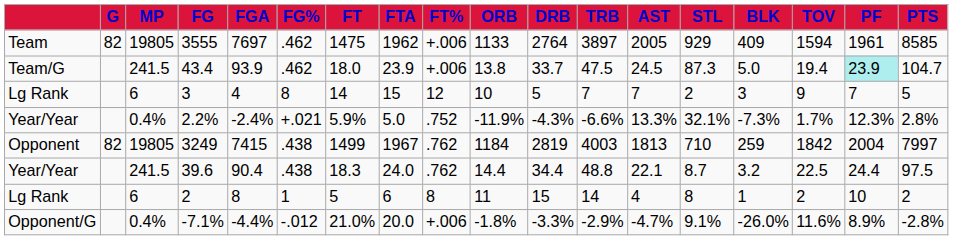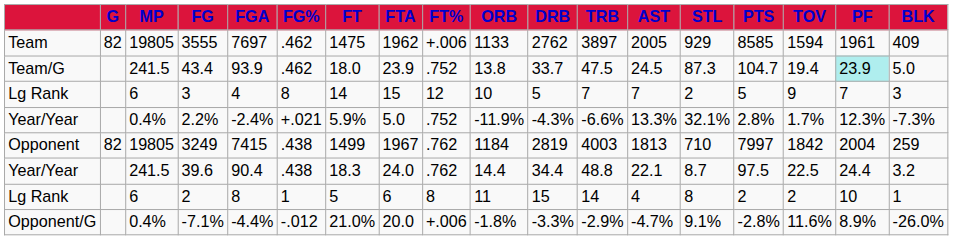columns swapped: (763, 17) <-> (923, 17)
(550, 42) 2764 -> (550, 42) 2762
(446, 68) +.006 -> (442, 68) .752
